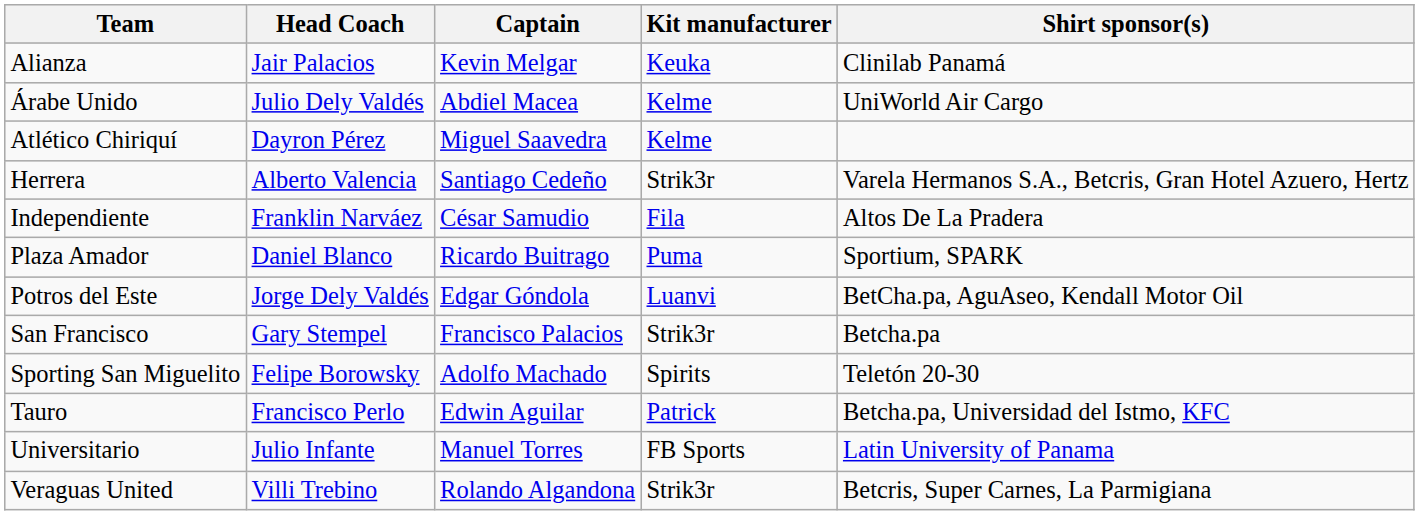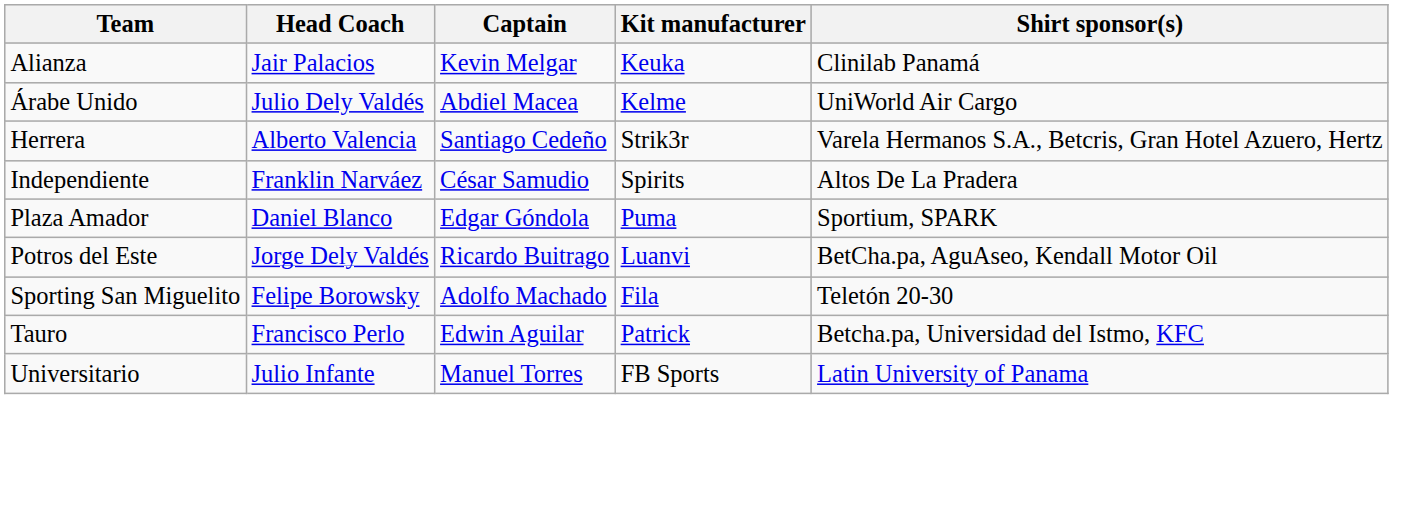- row: (94, 140)
(666, 218) Fila -> (653, 179) Spirits
(525, 256) Ricardo Buitrago -> (515, 218) Edgar Góndola
(515, 295) Edgar Góndola -> (525, 256) Ricardo Buitrago
- row: (79, 334)
(678, 373) Spirits -> (640, 295) Fila
- row: (92, 489)
